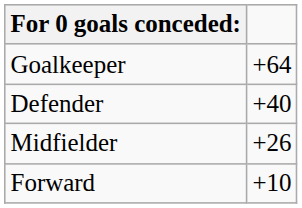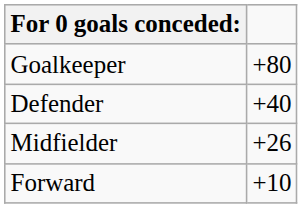(272, 63) +64 -> (272, 63) +80
